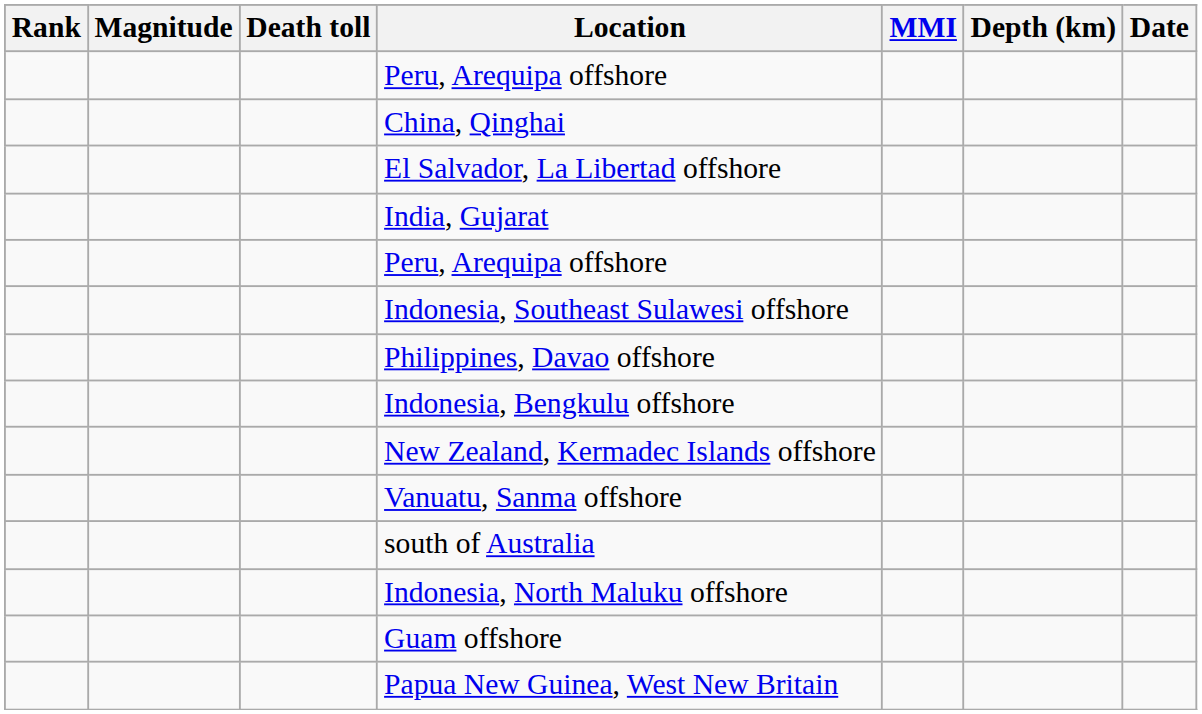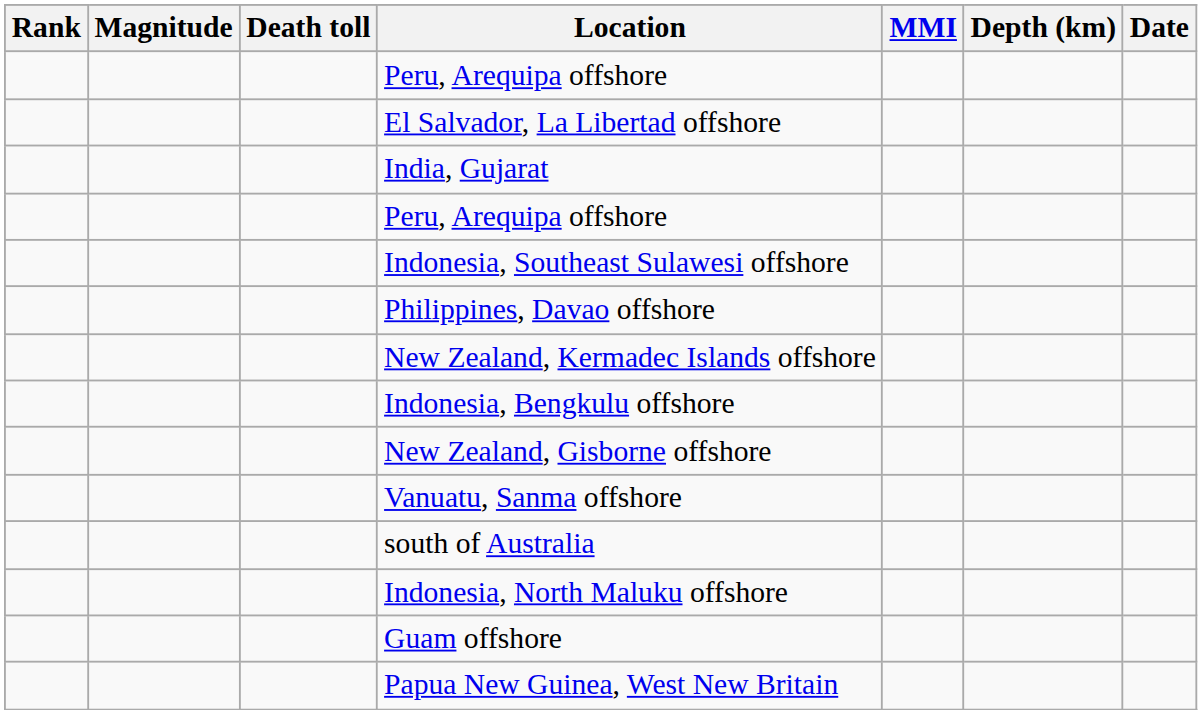- row: (46, 122)
rows swapped: (46, 404) <-> (46, 451)
+ row: (46, 451)
